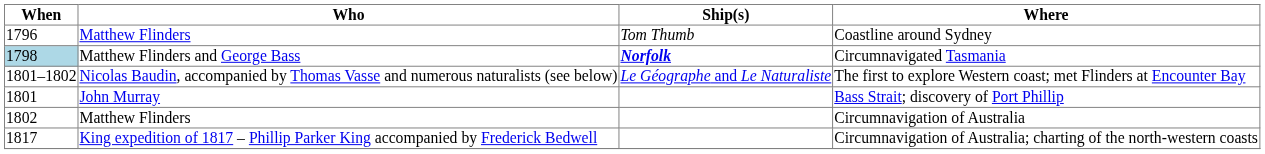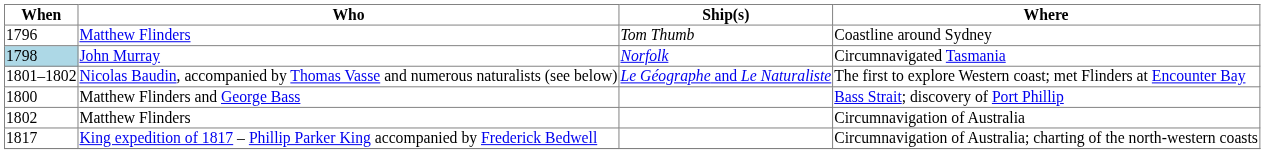(190, 55) Matthew Flinders and George Bass -> (120, 55) John Murray
(646, 55) bold -> (644, 55) normal
(22, 97) 1801 -> (22, 97) 1800
(120, 97) John Murray -> (190, 97) Matthew Flinders and George Bass
